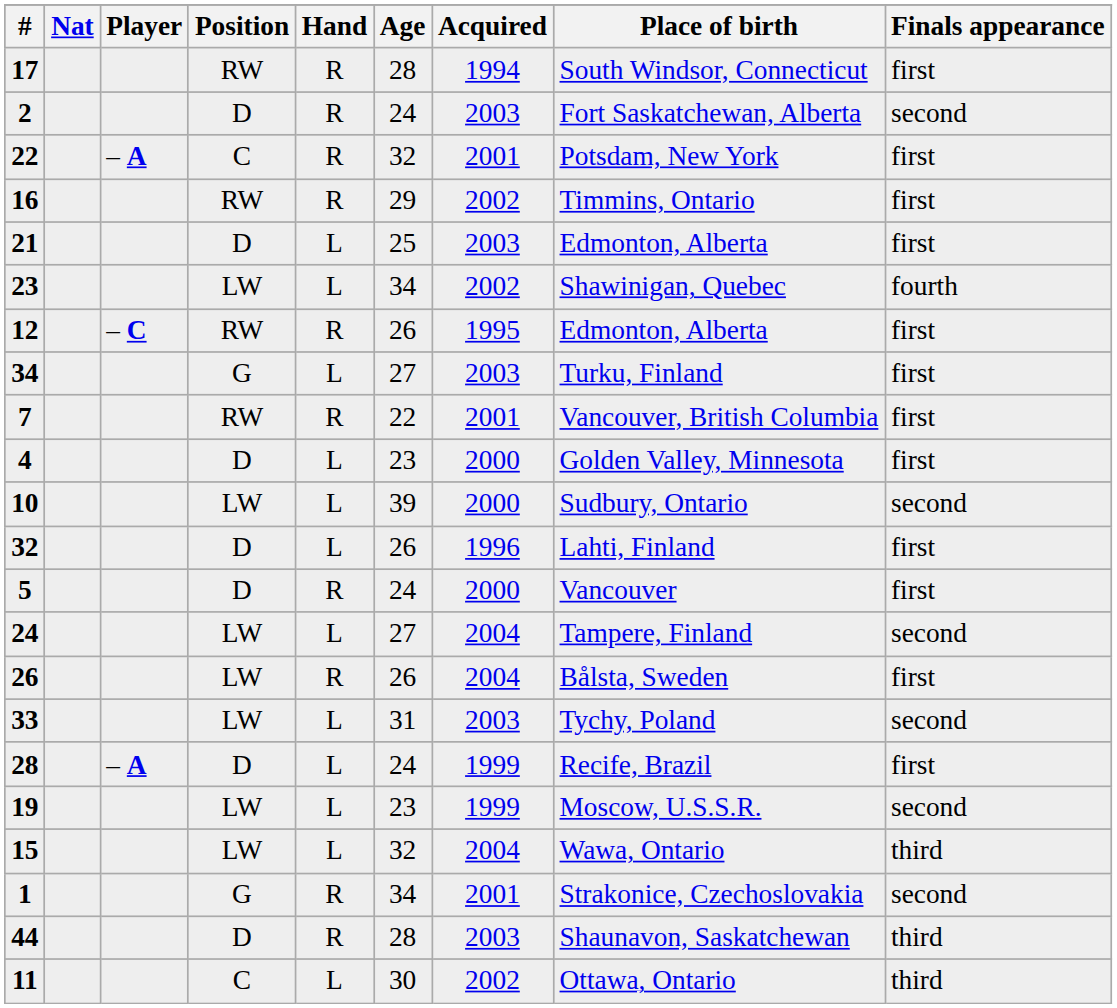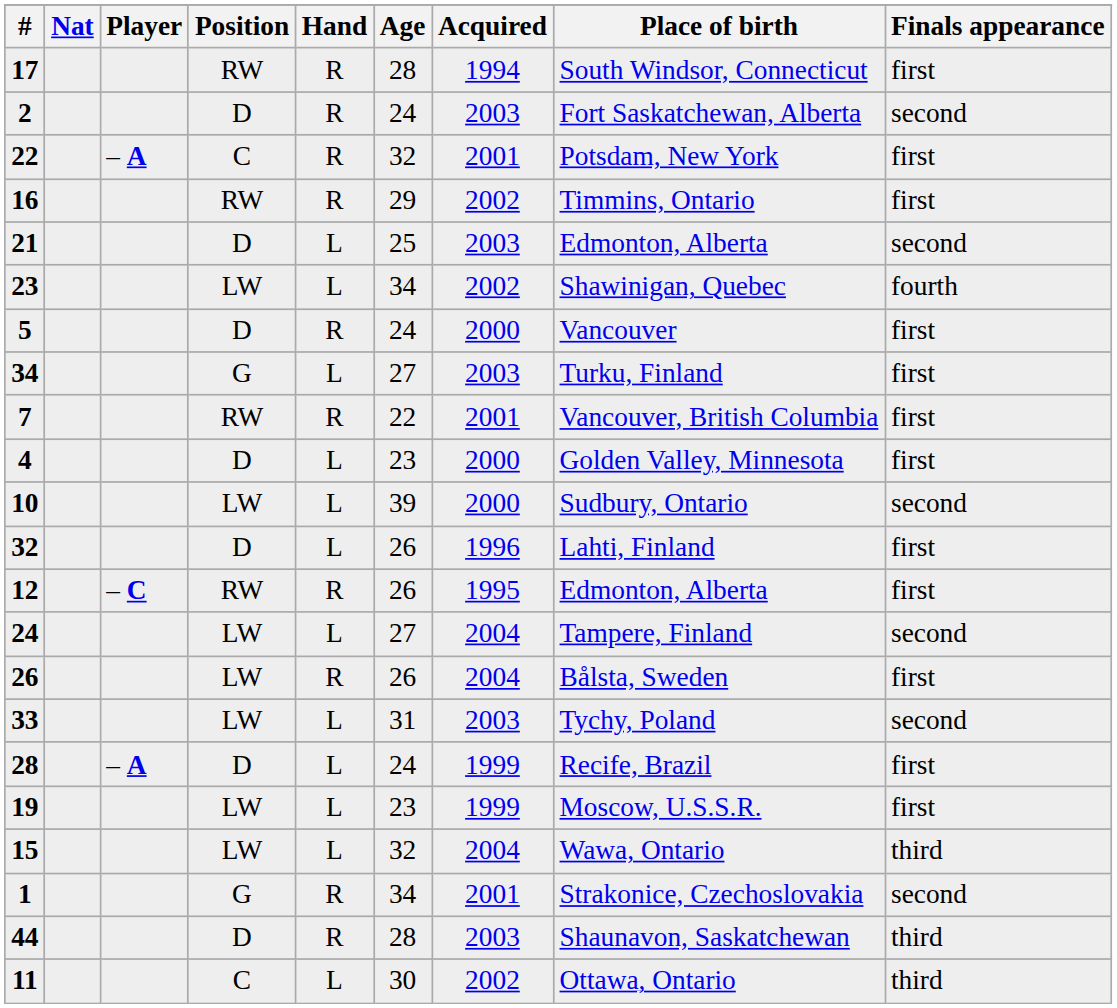(913, 243) first -> (929, 243) second
rows swapped: (25, 329) <-> (25, 590)
(929, 807) second -> (913, 807) first
